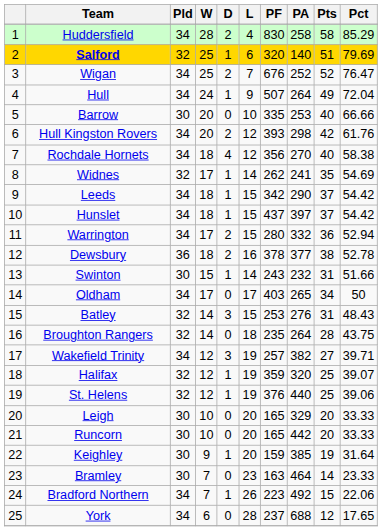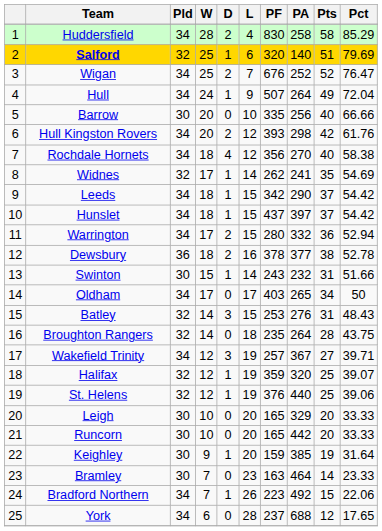(301, 114) 253 -> (301, 114) 256
(301, 355) 382 -> (301, 355) 367
